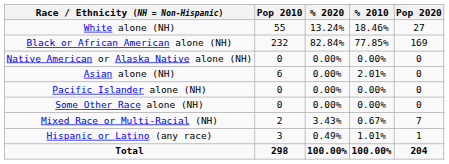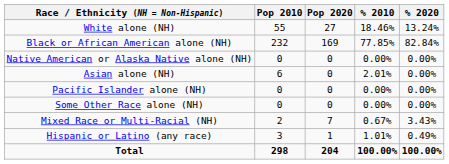columns swapped: (419, 12) <-> (327, 12)
